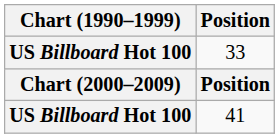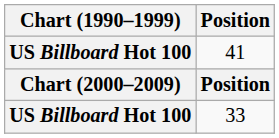rows swapped: (235, 116) <-> (235, 52)
